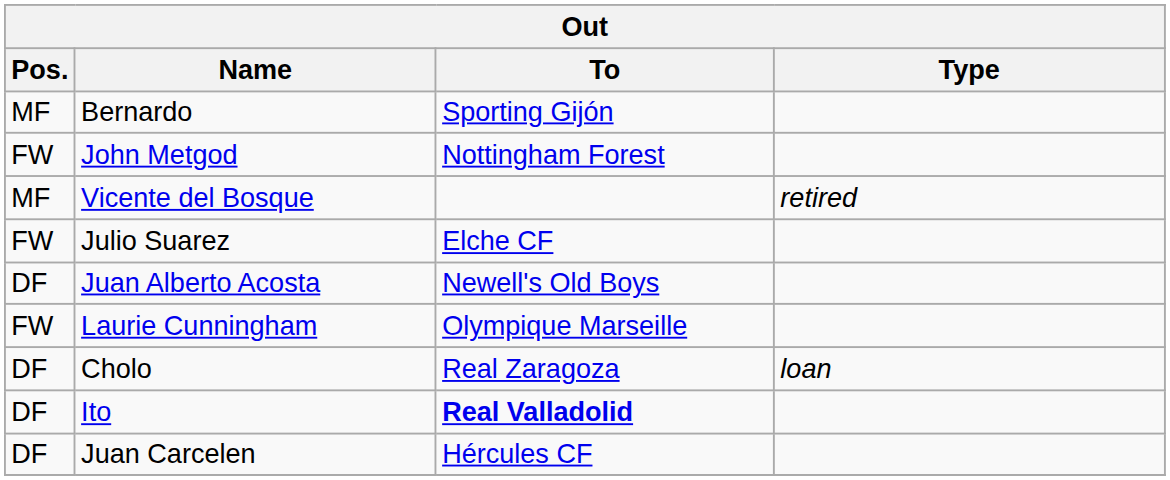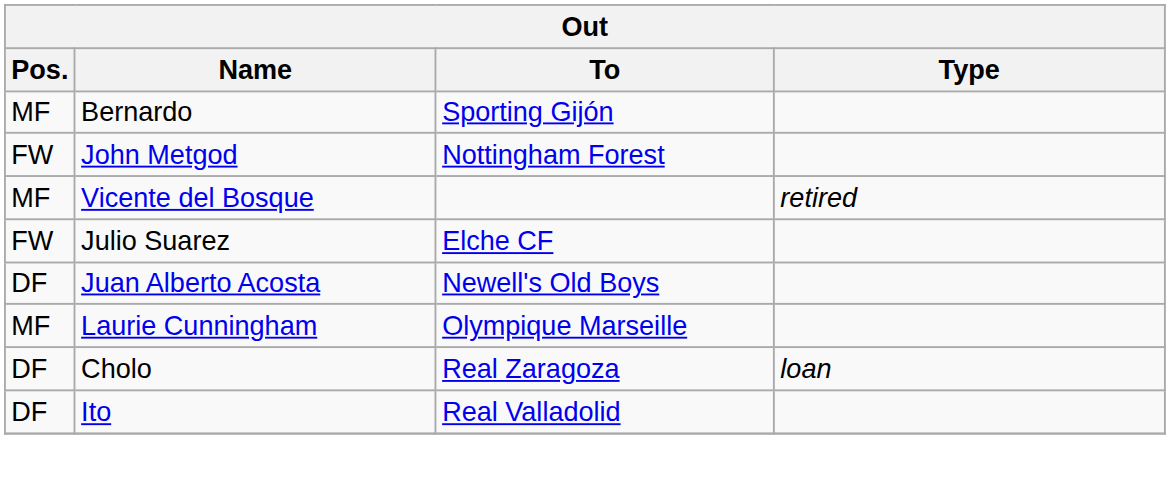(32, 326) FW -> (31, 326) MF
(538, 412) bold -> (531, 412) normal
- row: (168, 454)
